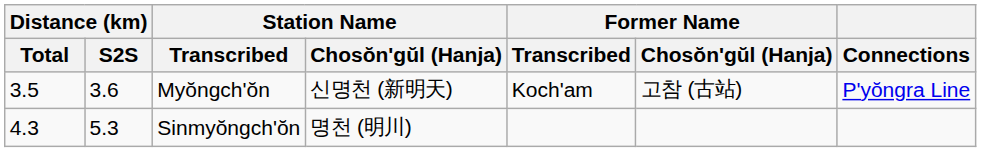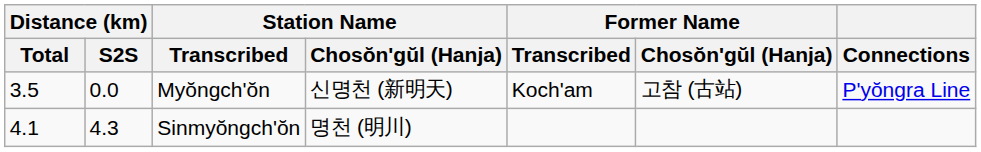(104, 90) 3.6 -> (104, 90) 0.0
(24, 128) 4.3 -> (24, 128) 4.1
(104, 128) 5.3 -> (104, 128) 4.3
